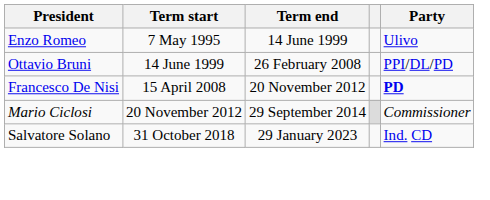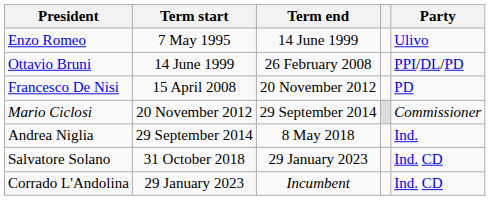(394, 87) bold -> (404, 87) normal
+ row: (51, 135)
+ row: (68, 183)
